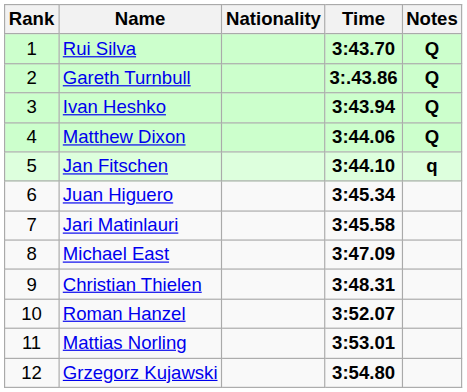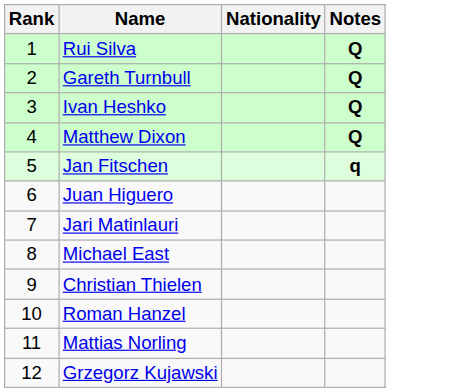- column: (364, 19)
